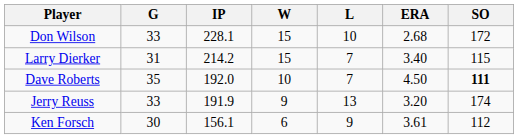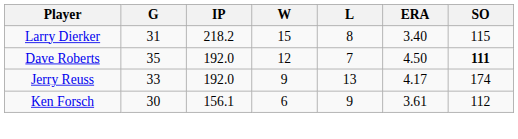- row: (63, 36)
(219, 58) 214.2 -> (219, 36) 218.2
(350, 58) 7 -> (350, 36) 8
(284, 79) 10 -> (284, 58) 12
(219, 101) 191.9 -> (219, 79) 192.0
(415, 101) 3.20 -> (415, 79) 4.17
